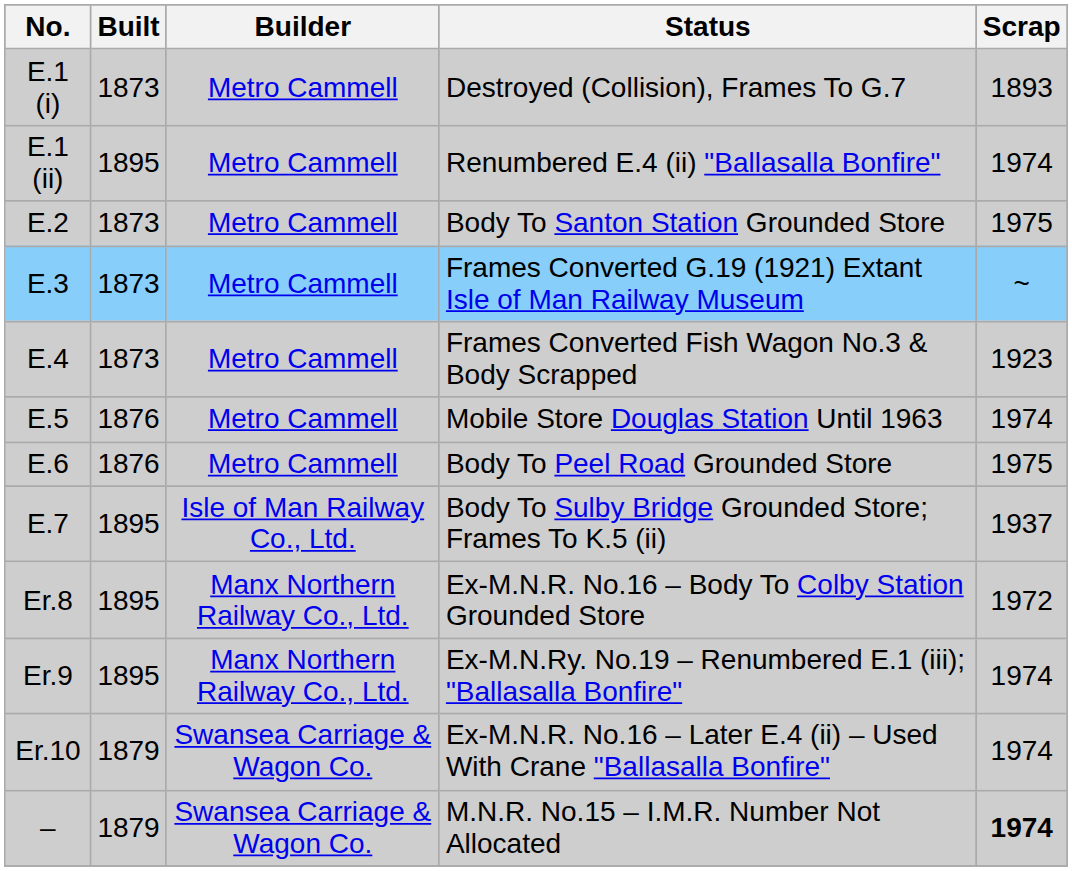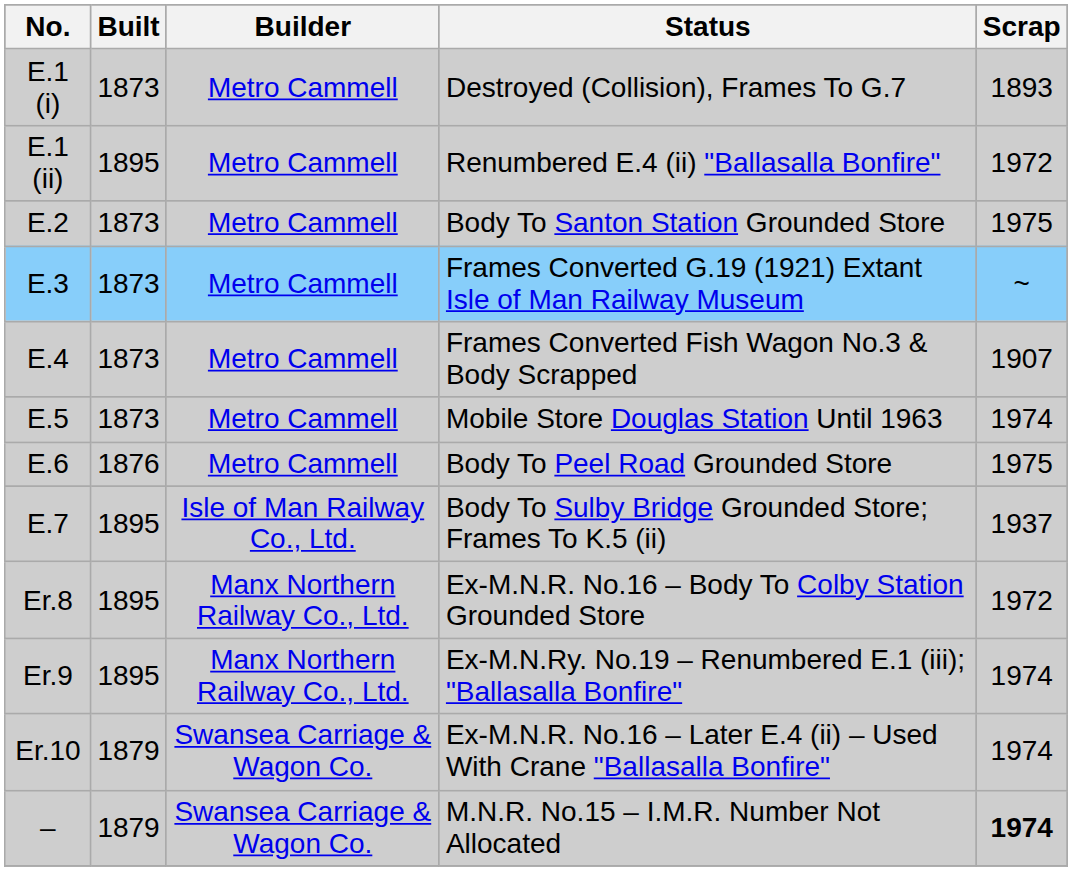(1022, 162) 1974 -> (1022, 162) 1972
(1022, 358) 1923 -> (1022, 358) 1907
(129, 419) 1876 -> (129, 419) 1873
